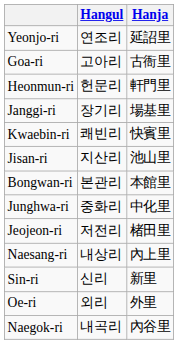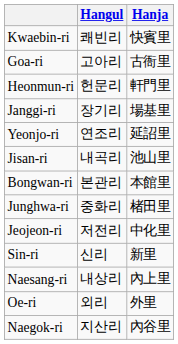rows swapped: (39, 134) <-> (33, 38)
(101, 158) 지산리 -> (101, 158) 내곡리
(150, 206) 中化里 -> (150, 206) 楮田里
(150, 230) 楮田里 -> (150, 230) 中化里
rows swapped: (37, 255) <-> (23, 279)
(101, 327) 내곡리 -> (101, 327) 지산리
